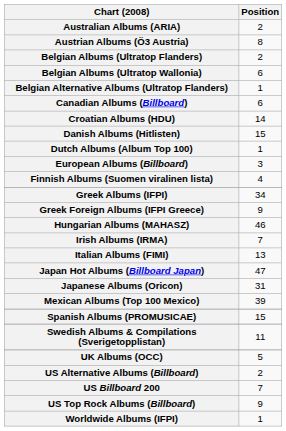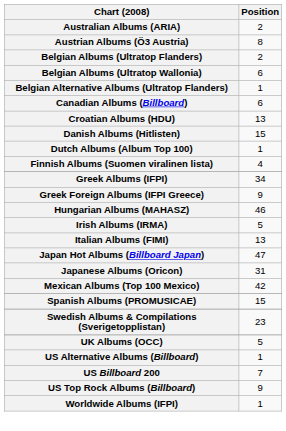(260, 118) 14 -> (260, 118) 13
- row: (122, 164)
(260, 240) 7 -> (260, 225) 5
(260, 301) 39 -> (260, 286) 42
(260, 337) 11 -> (260, 322) 23
(260, 373) 2 -> (260, 357) 1
